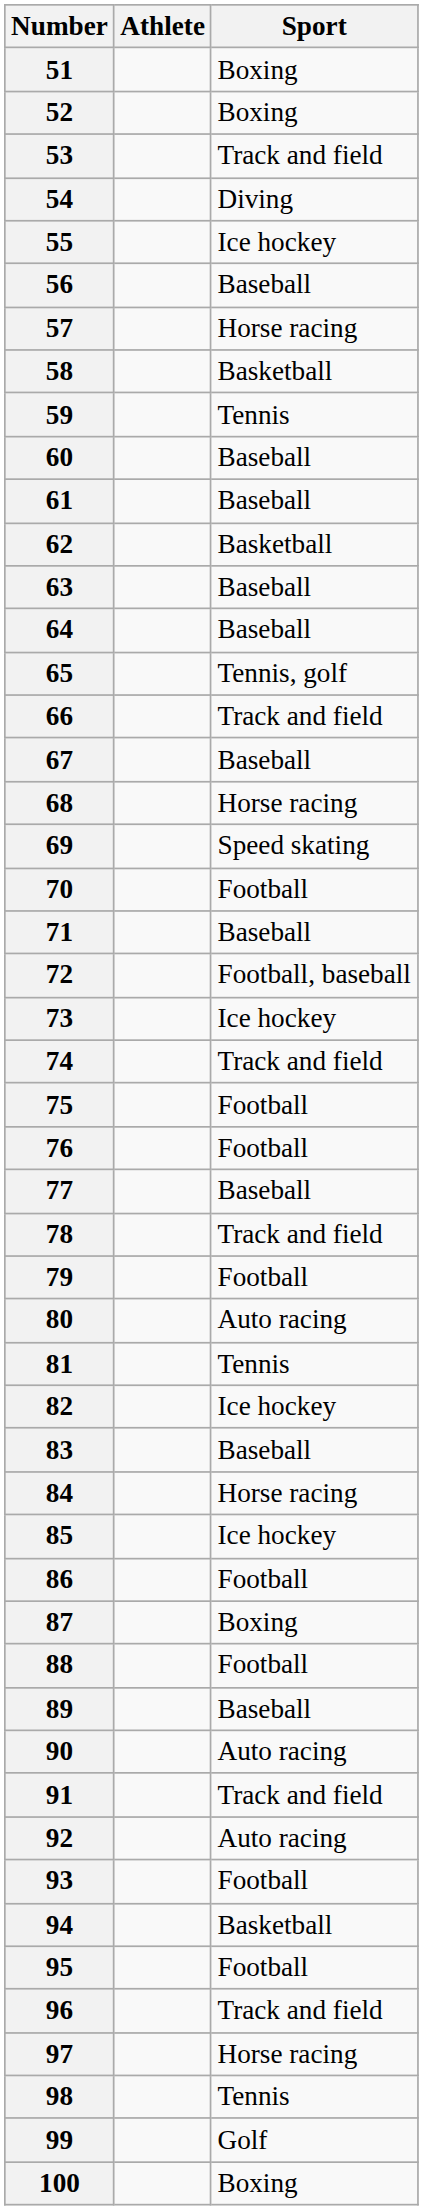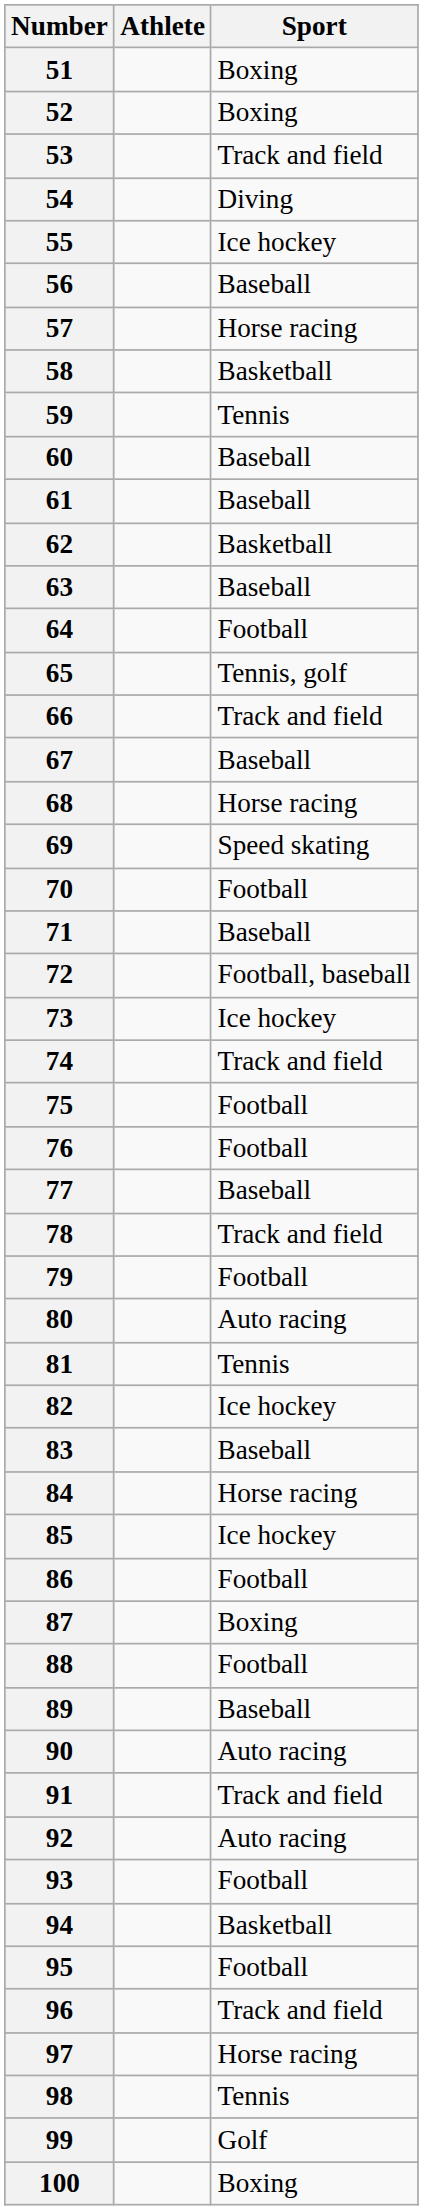(264, 629) Baseball -> (263, 629) Football
